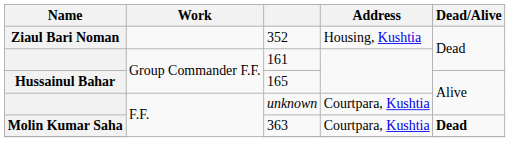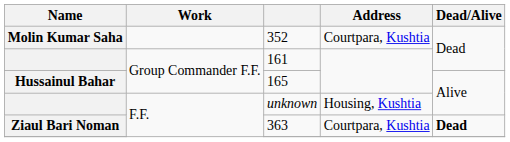(65, 37) Ziaul Bari Noman -> (65, 37) Molin Kumar Saha
(372, 37) Housing, Kushtia -> (377, 37) Courtpara, Kushtia
(377, 103) Courtpara, Kushtia -> (372, 103) Housing, Kushtia
(65, 125) Molin Kumar Saha -> (65, 125) Ziaul Bari Noman
